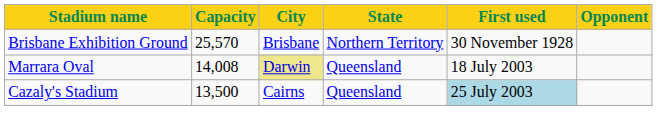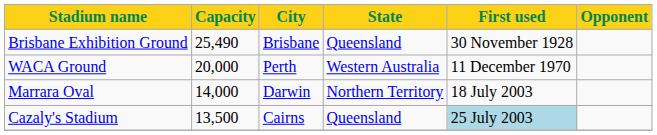(217, 42) 25,570 -> (217, 42) 25,490
(385, 42) Northern Territory -> (364, 42) Queensland
+ row: (57, 67)
(217, 67) 14,008 -> (217, 92) 14,000
(287, 67) khaki background -> (287, 92) no background
(364, 67) Queensland -> (385, 92) Northern Territory
